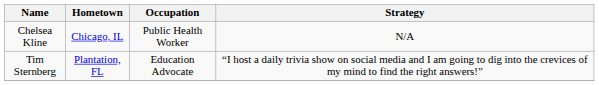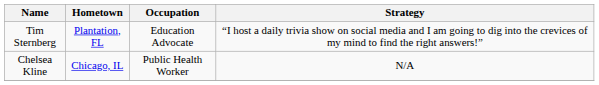rows swapped: (35, 65) <-> (35, 36)
